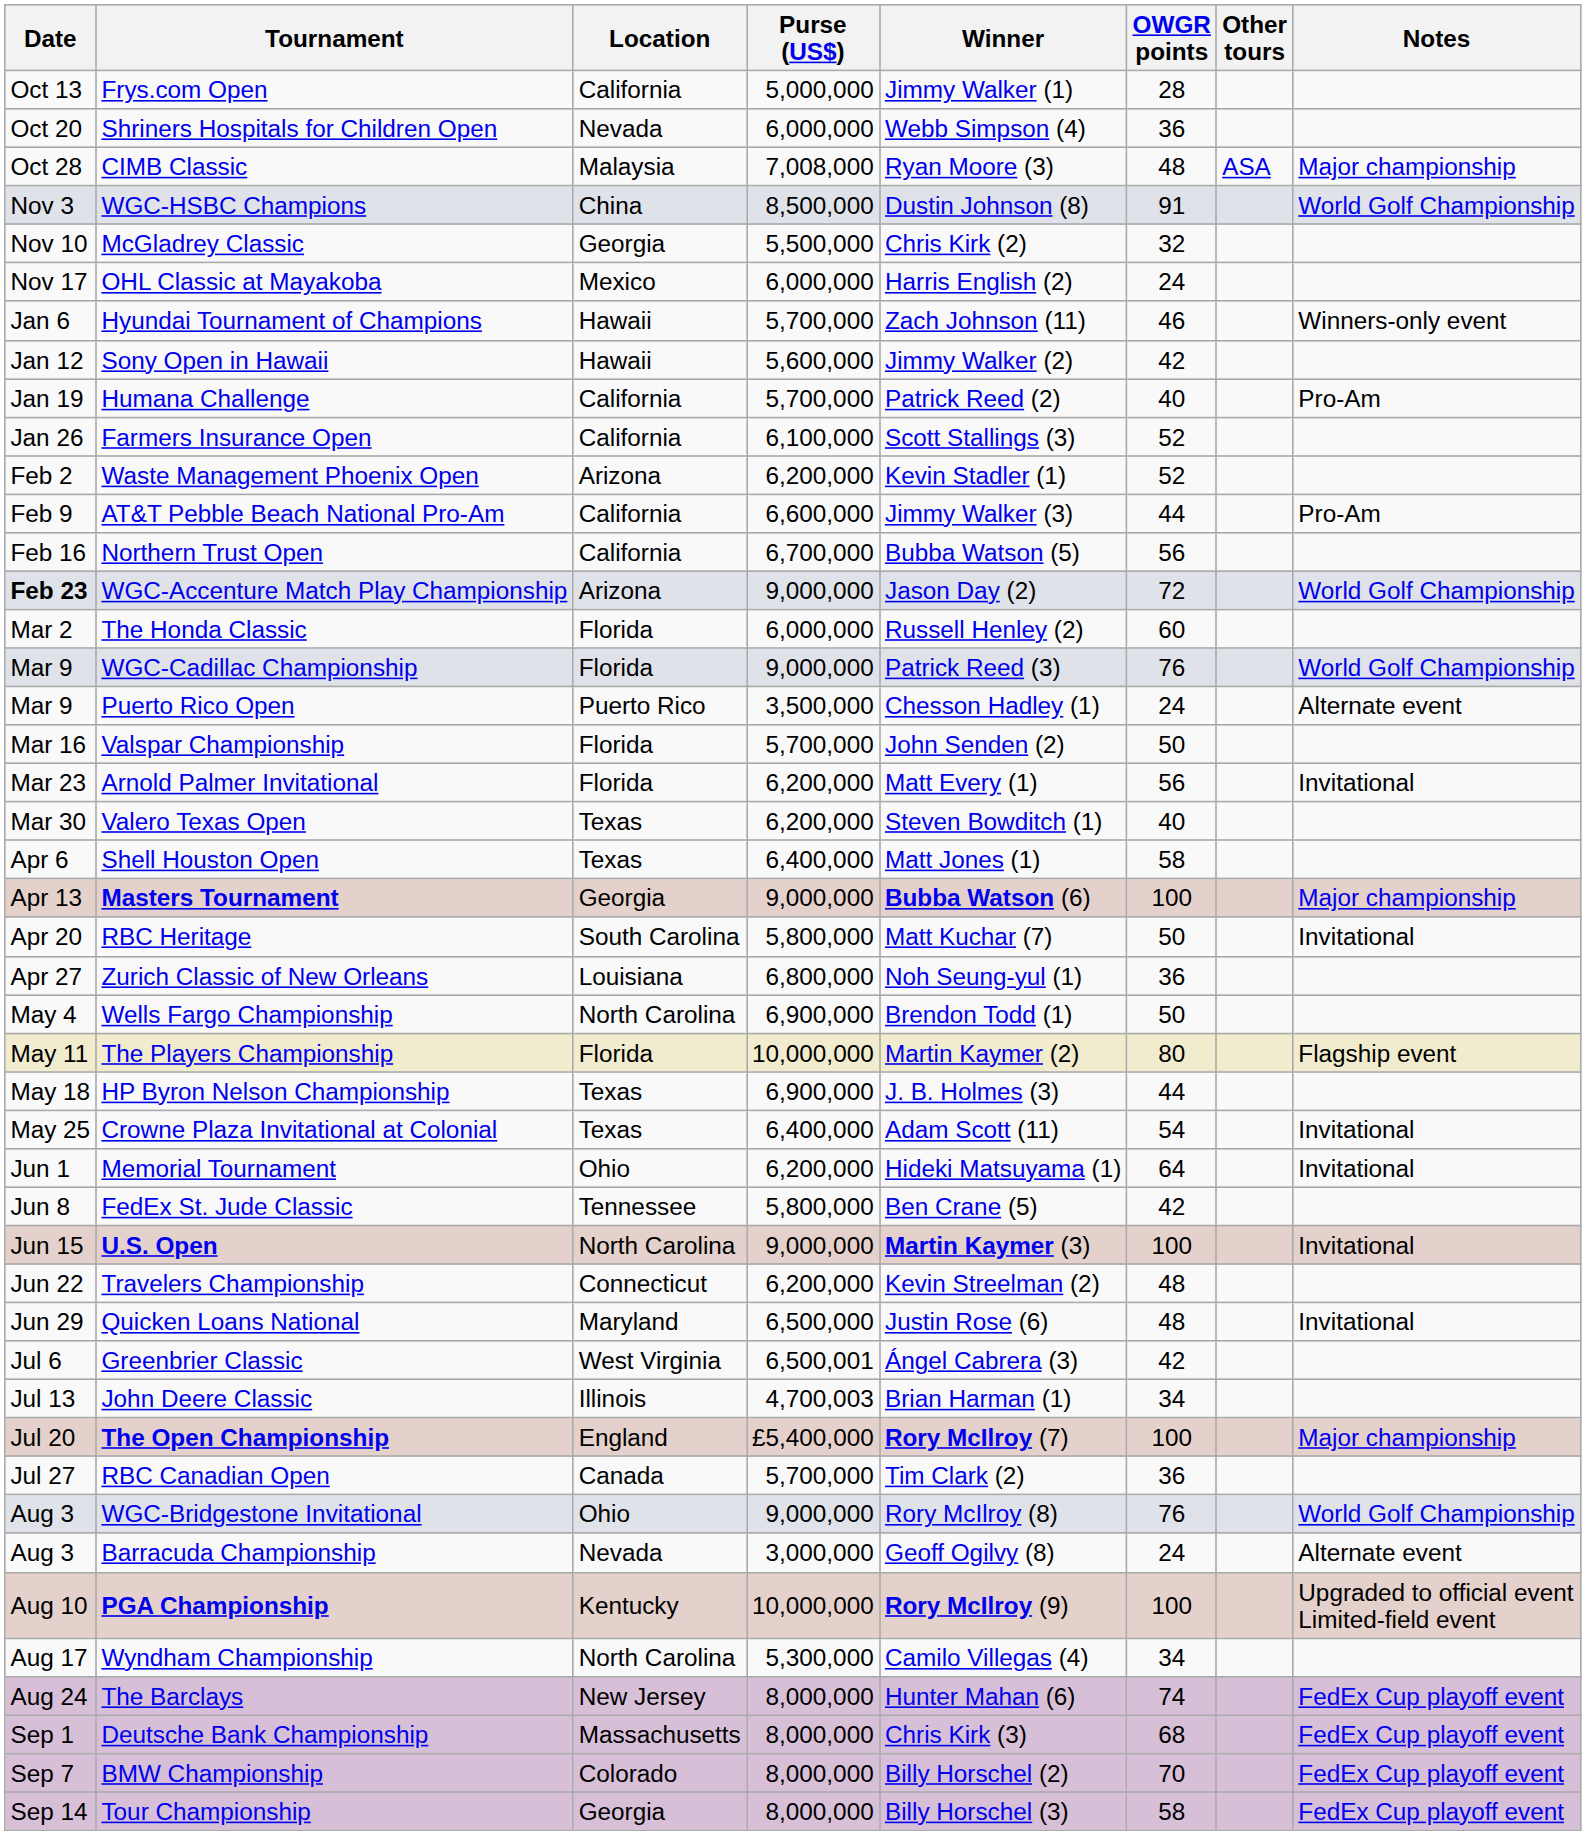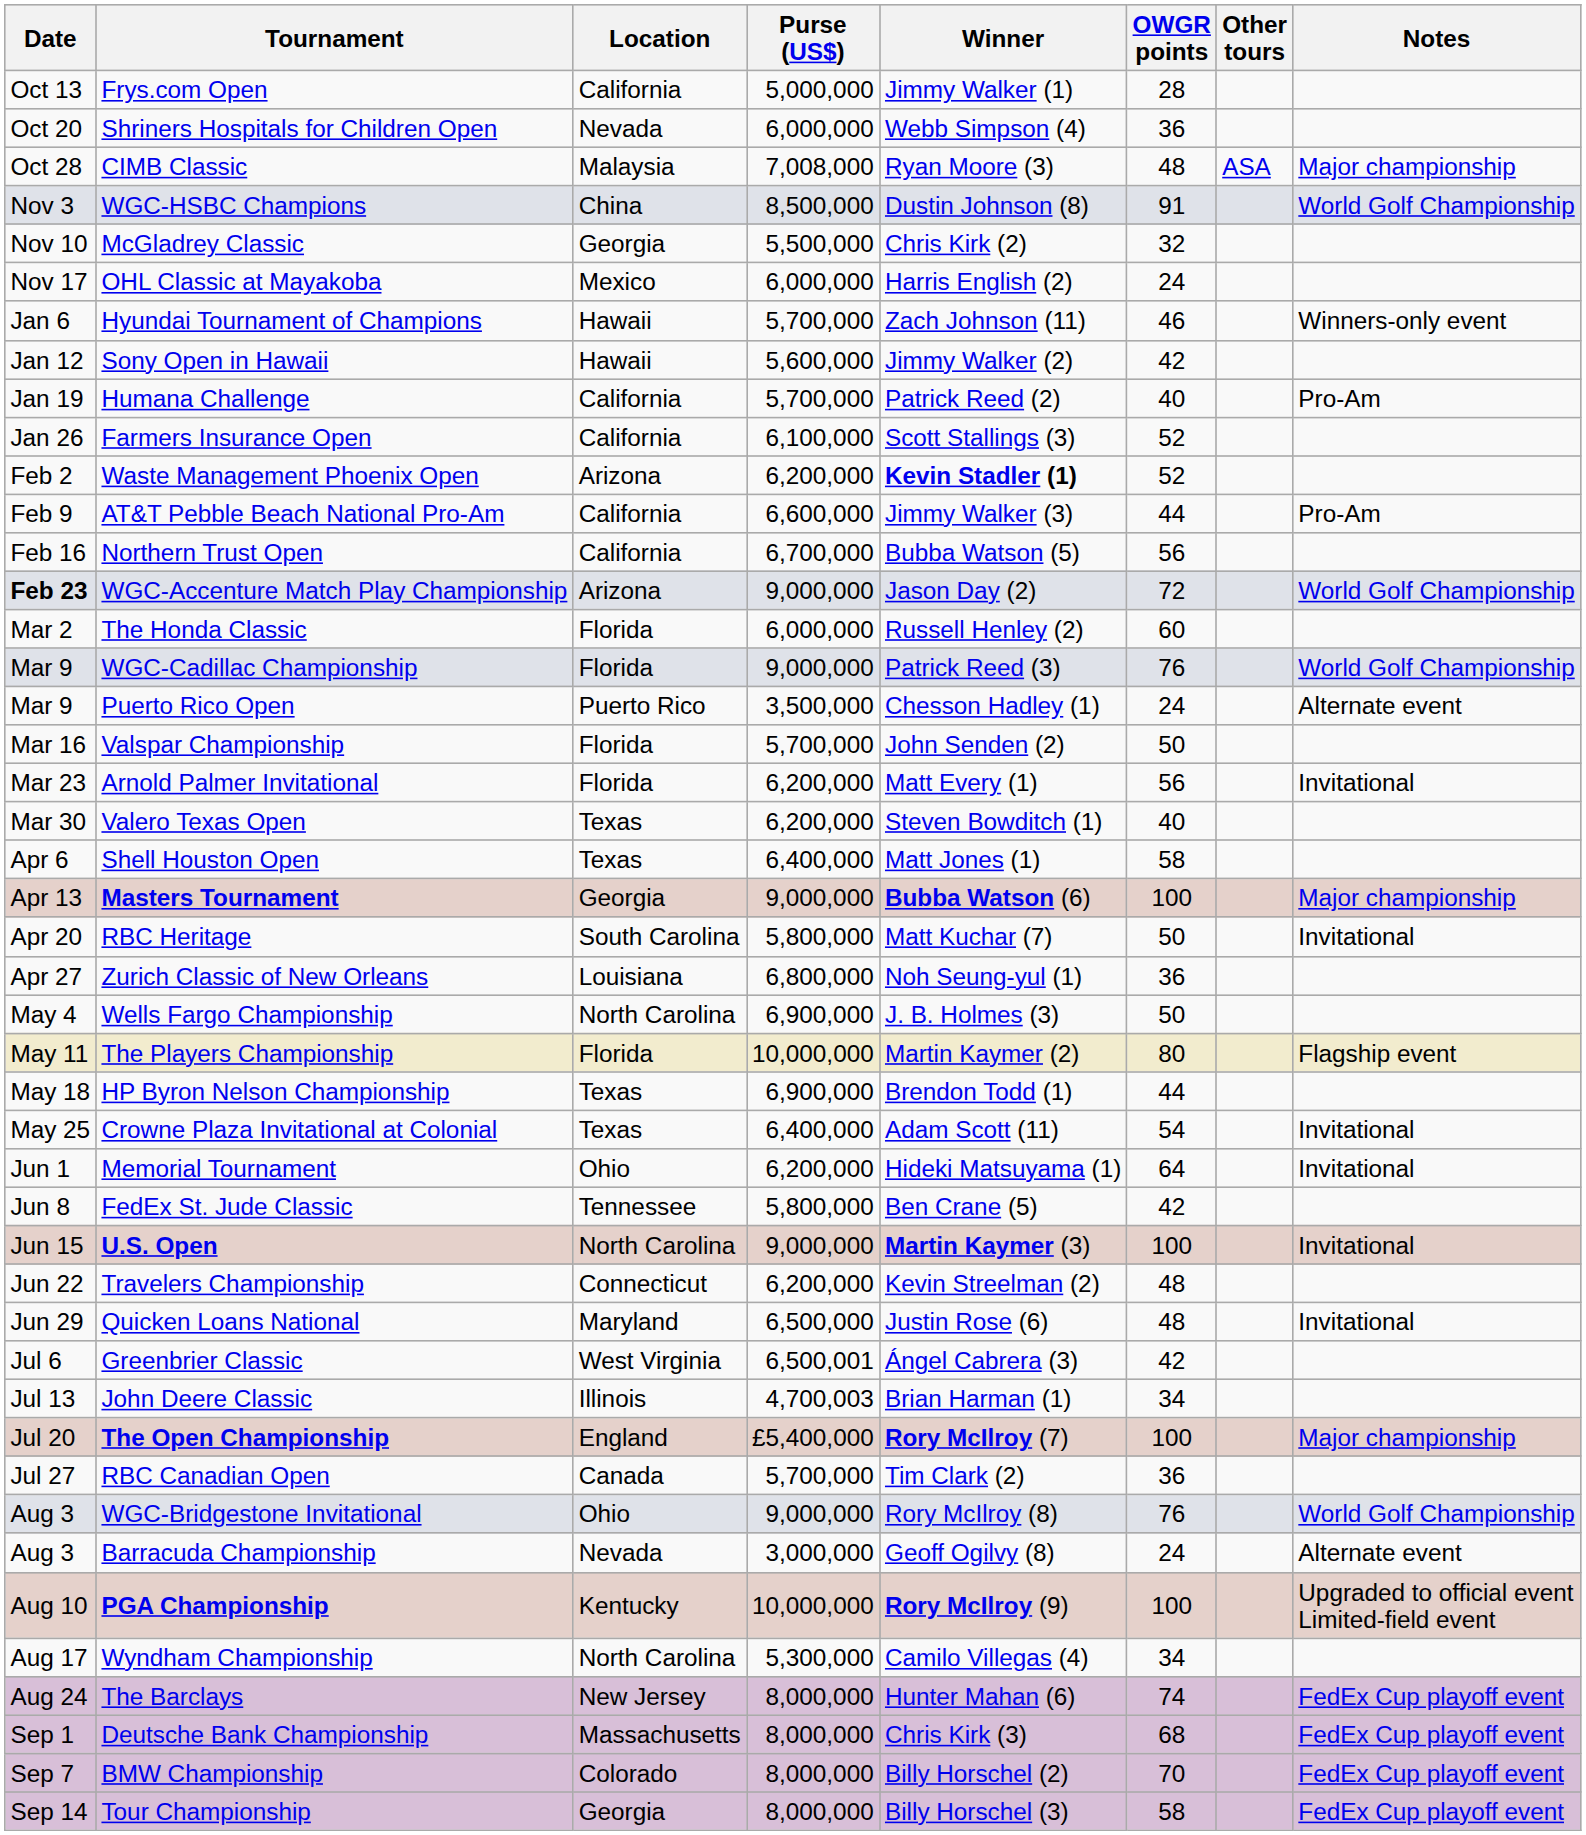(975, 475) normal -> (981, 475) bold
(979, 1014) Brendon Todd (1) -> (972, 1014) J. B. Holmes (3)
(972, 1091) J. B. Holmes (3) -> (979, 1091) Brendon Todd (1)
